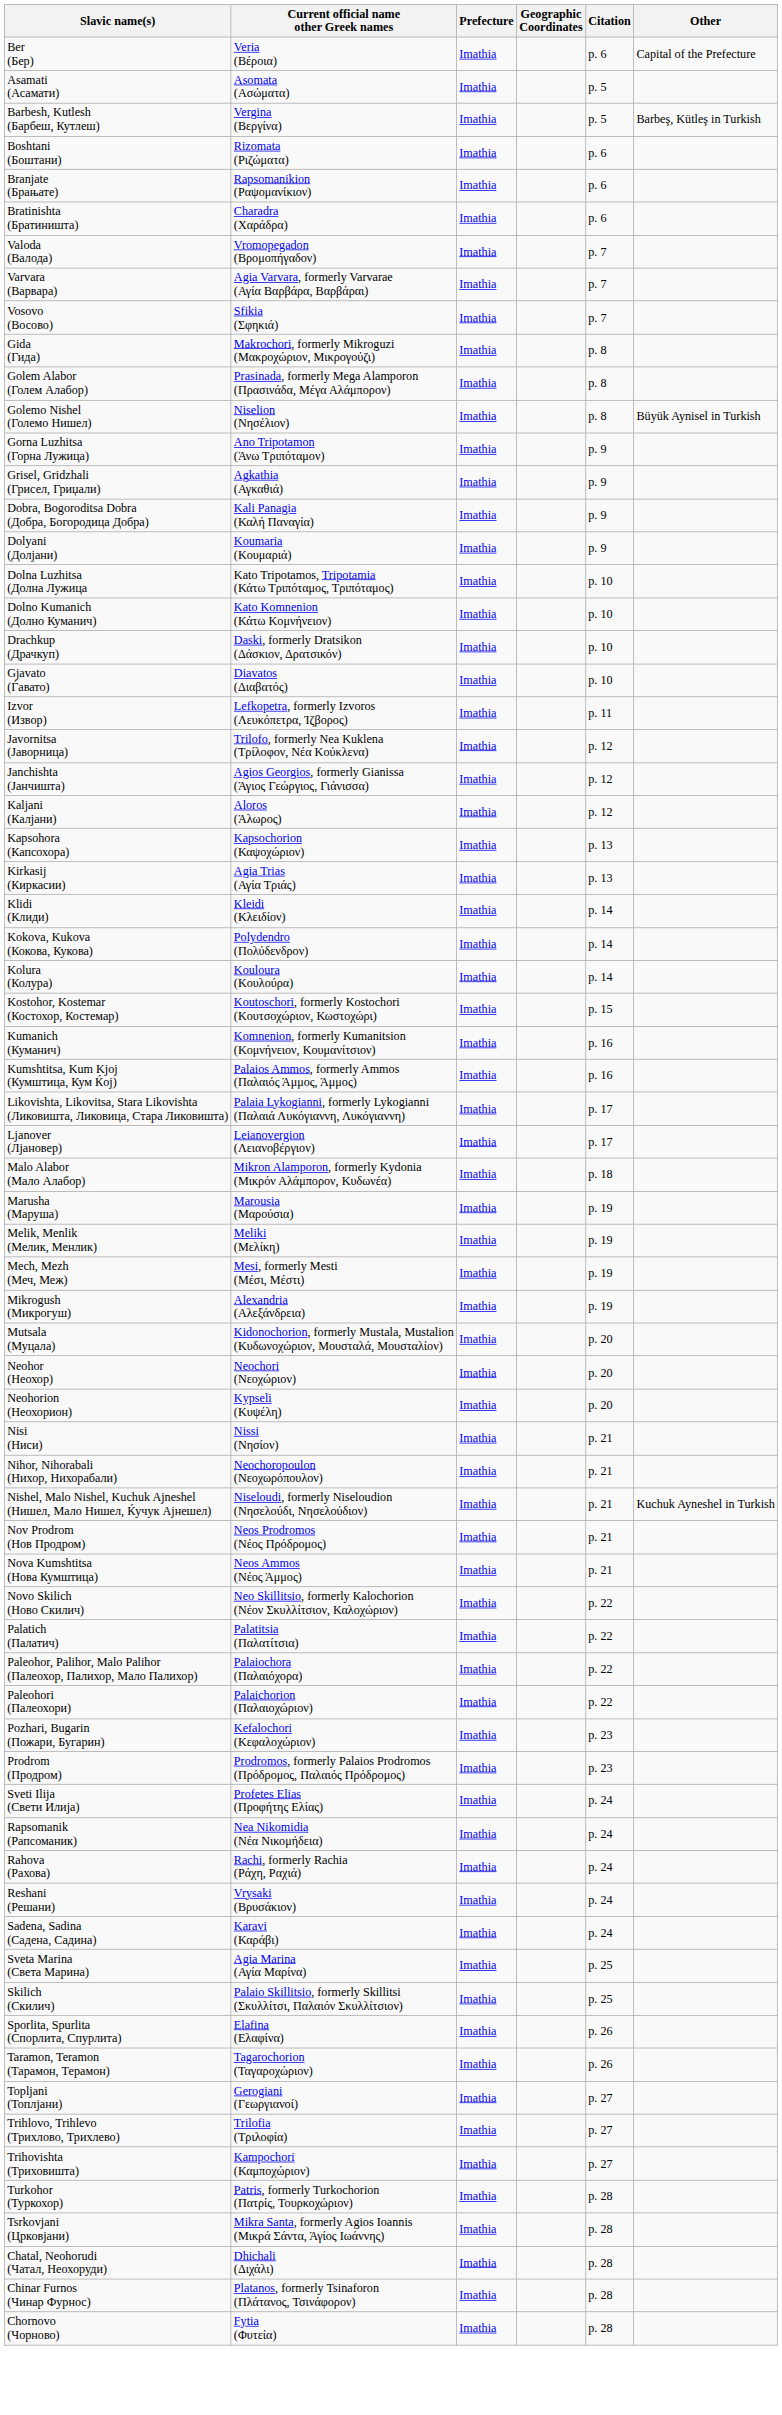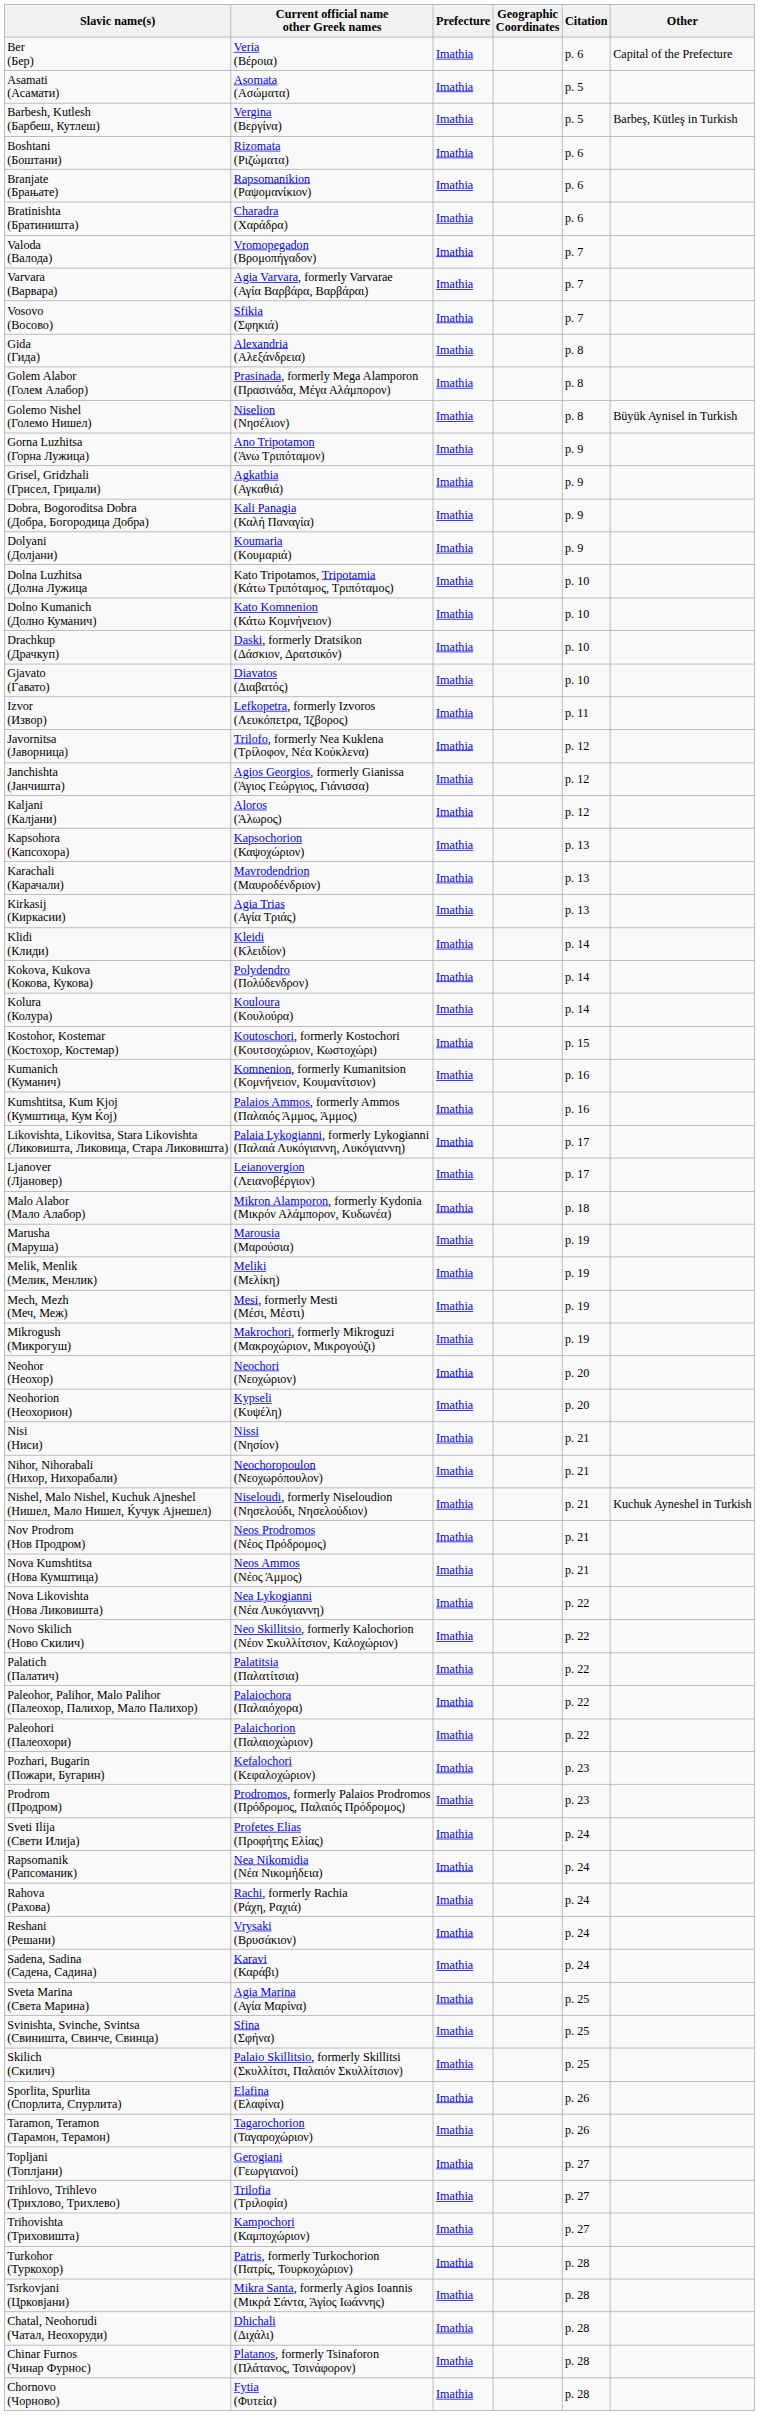(314, 350) Makrochori, formerly Mikroguzi (Μακροχώριον, Μικρογούζι) -> (269, 350) Alexandria (Αλεξάνδρεια)
+ row: (35, 878)
(269, 1306) Alexandria (Αλεξάνδρεια) -> (314, 1339) Makrochori, formerly Mikroguzi (Μακροχώριον, Μικρογούζι)
- row: (31, 1339)
+ row: (55, 1603)
+ row: (83, 2031)
